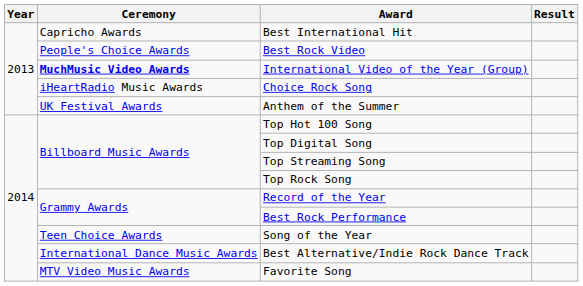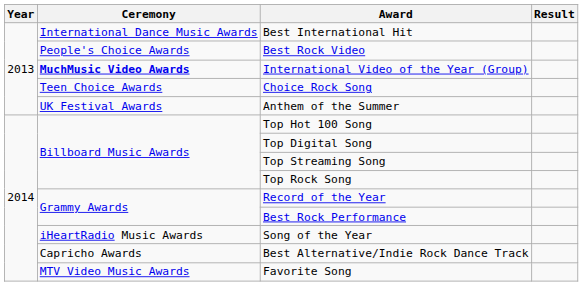(91, 32) Capricho Awards -> (149, 32) International Dance Music Awards
(121, 87) iHeartRadio Music Awards -> (101, 87) Teen Choice Awards
(101, 235) Teen Choice Awards -> (121, 235) iHeartRadio Music Awards
(149, 253) International Dance Music Awards -> (91, 253) Capricho Awards
